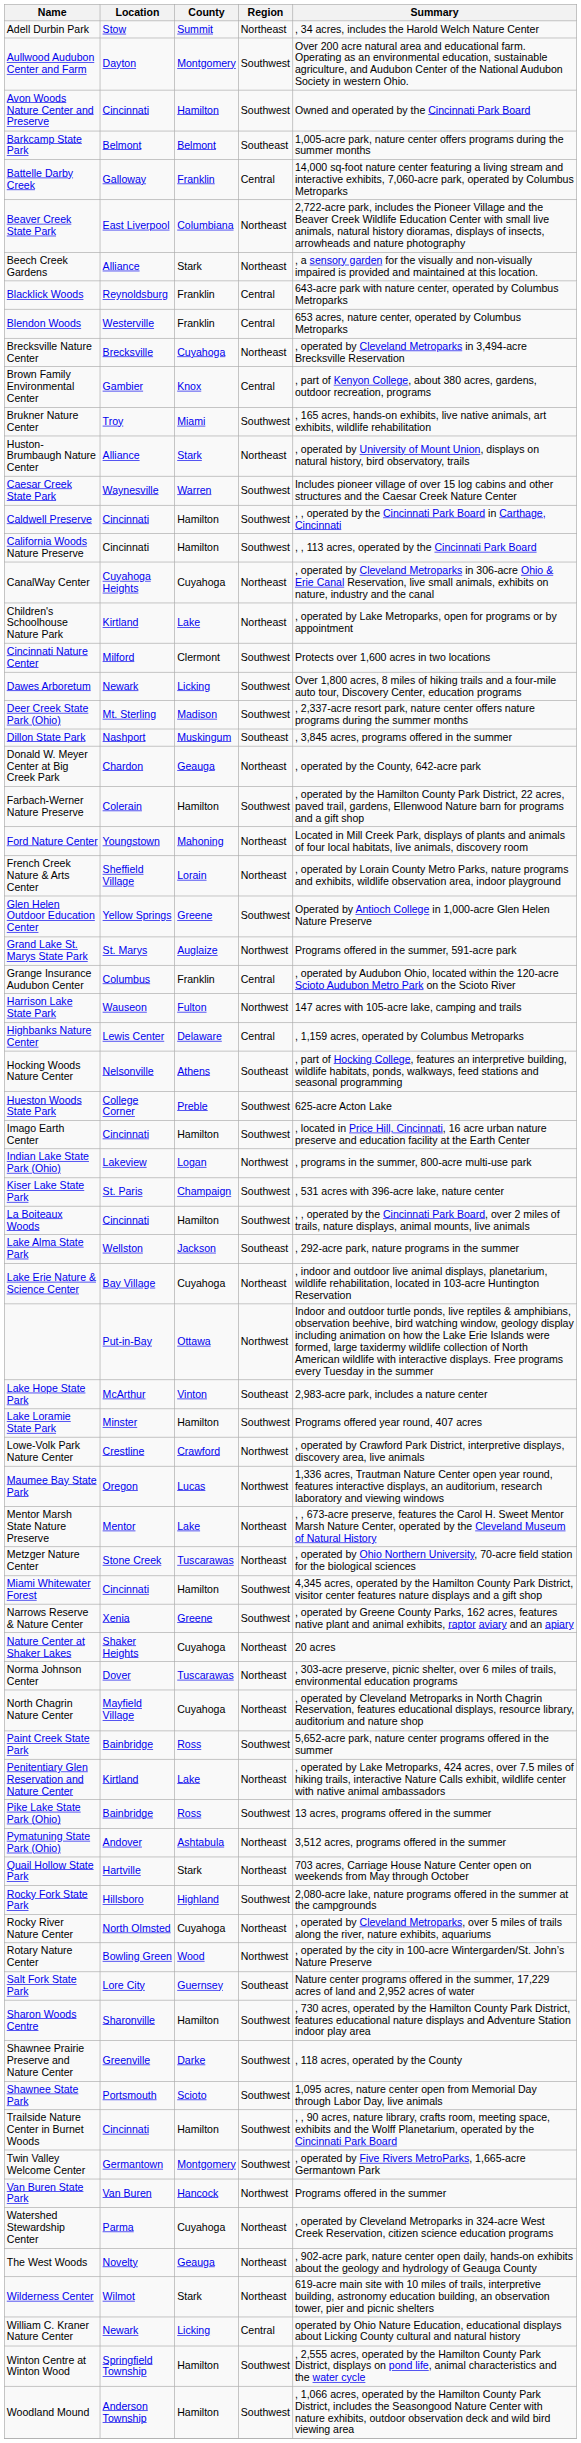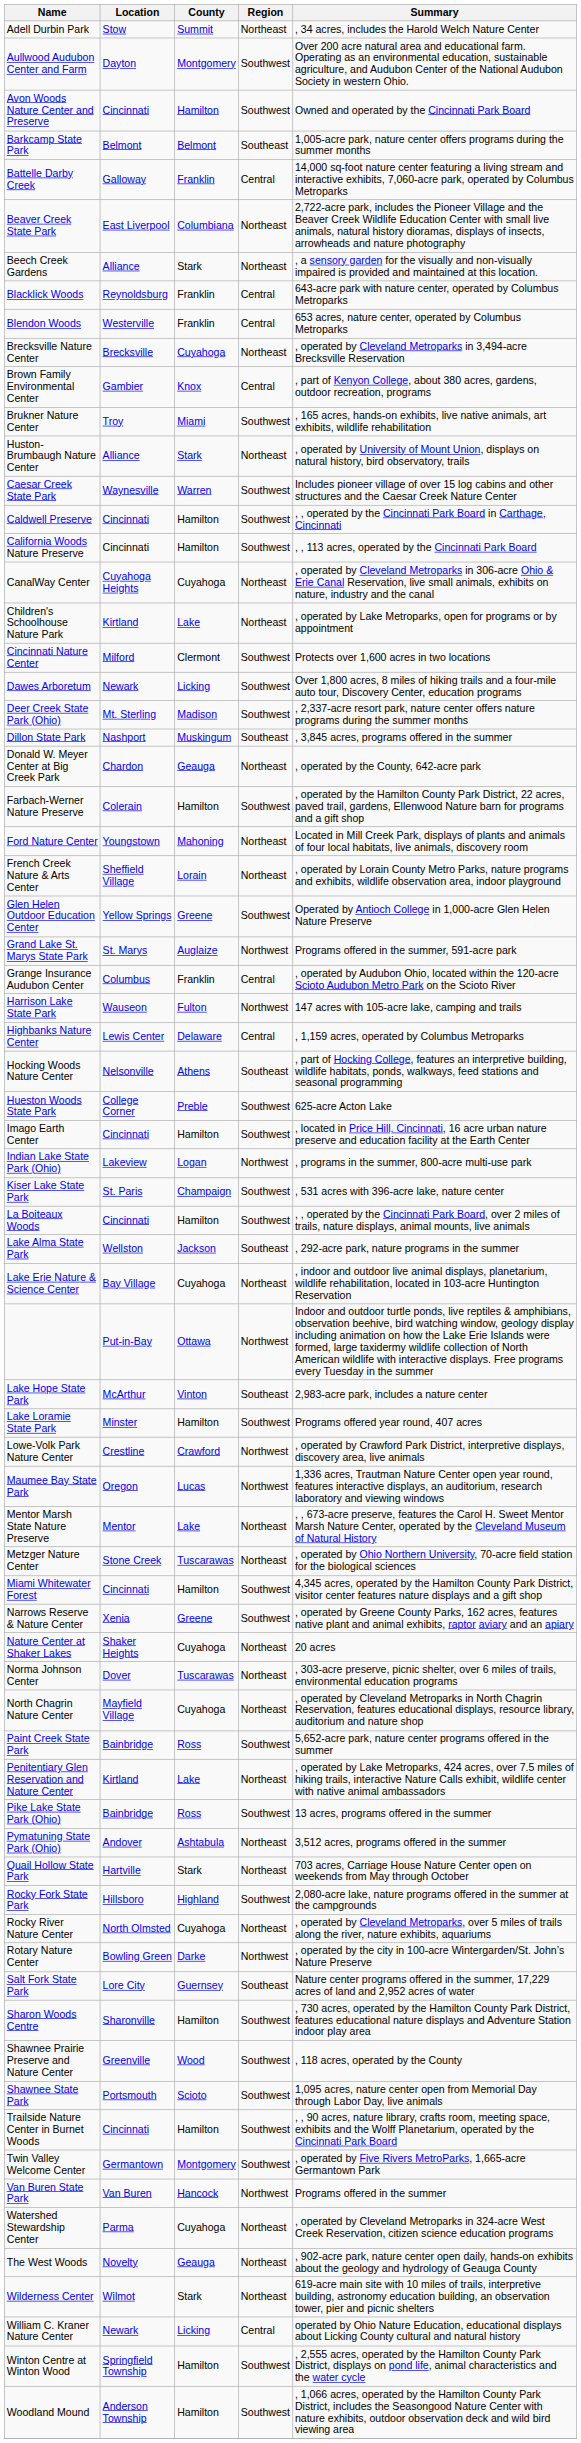(191, 1957) Wood -> (191, 1957) Darke
(191, 2061) Darke -> (191, 2061) Wood
